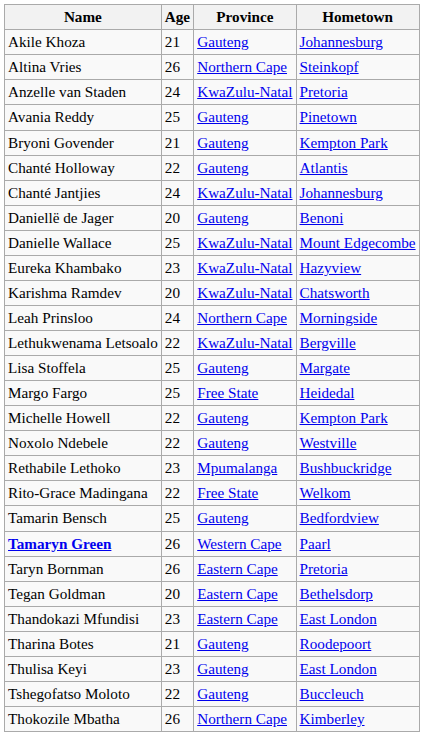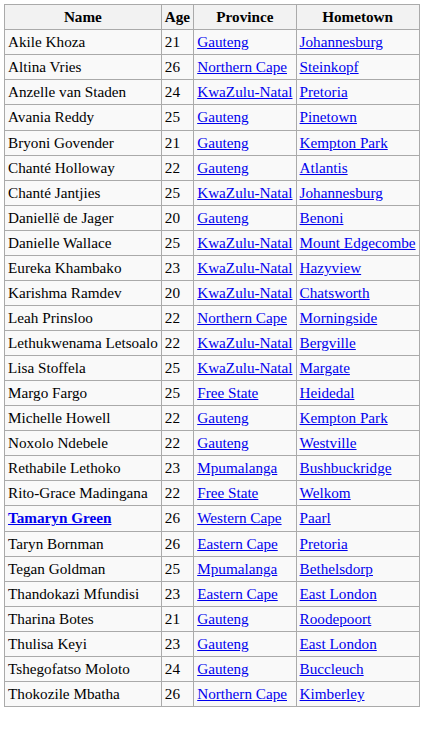(172, 192) 24 -> (172, 192) 25
(172, 317) 24 -> (172, 317) 22
(223, 368) Gauteng -> (245, 368) KwaZulu-Natal
- row: (57, 518)
(172, 593) 20 -> (172, 568) 25
(237, 593) Eastern Cape -> (237, 568) Mpumalanga
(172, 693) 22 -> (172, 668) 24
